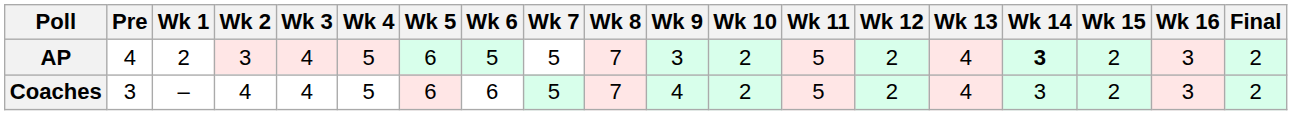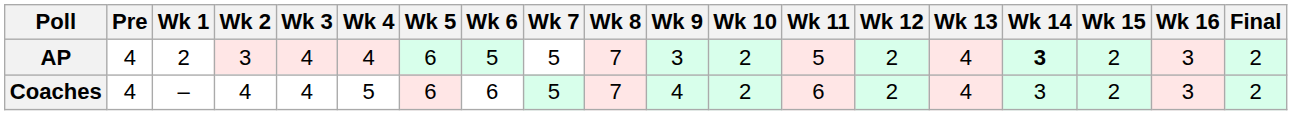(369, 57) 5 -> (369, 57) 4
(130, 92) 3 -> (130, 92) 4
(818, 92) 5 -> (818, 92) 6
